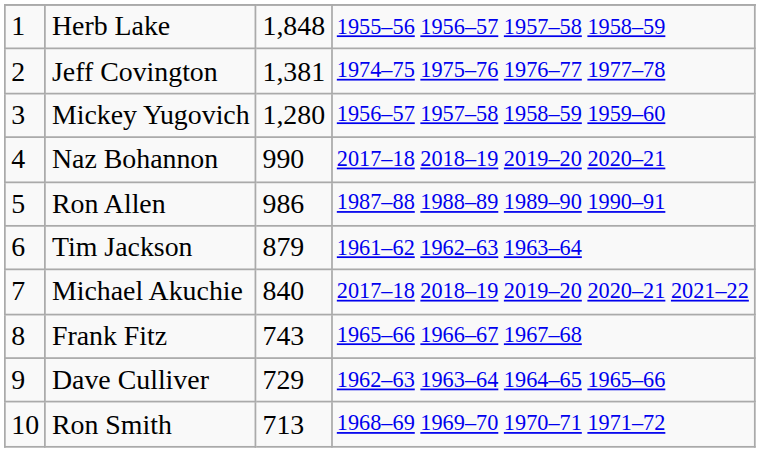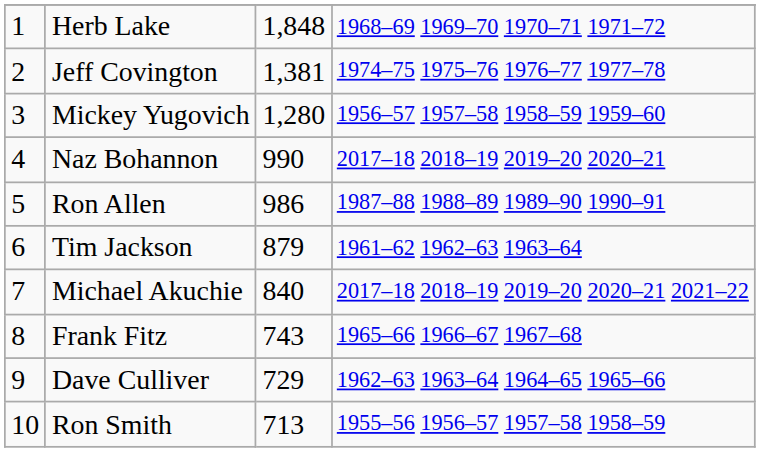(501, 26) 1955–56 1956–57 1957–58 1958–59 -> (501, 26) 1968–69 1969–70 1970–71 1971–72
(501, 423) 1968–69 1969–70 1970–71 1971–72 -> (501, 423) 1955–56 1956–57 1957–58 1958–59
